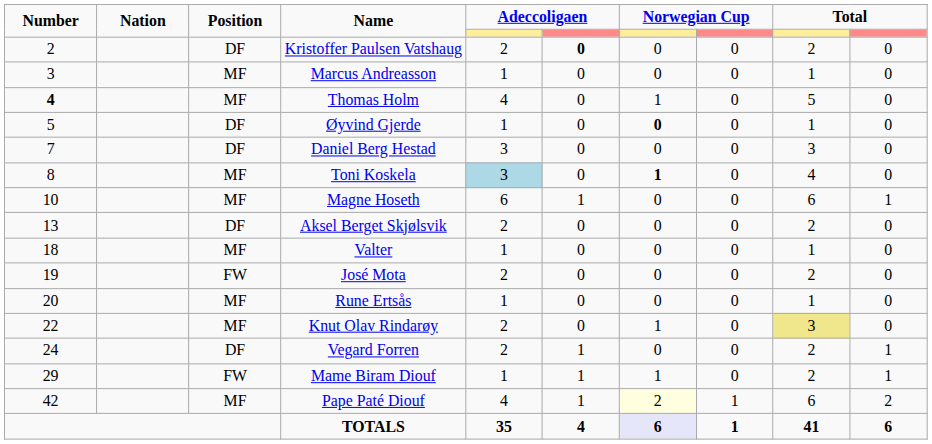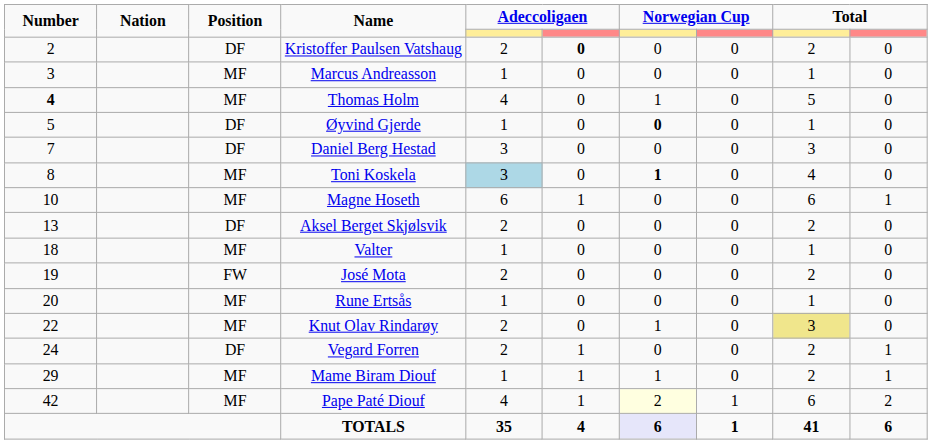(235, 376) FW -> (235, 376) MF
